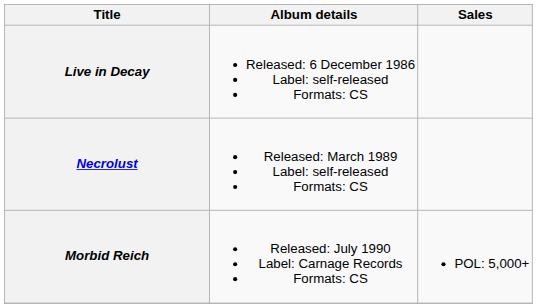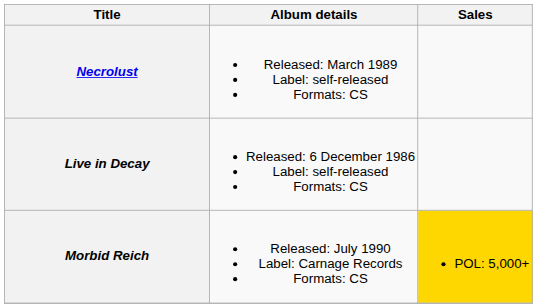rows swapped: (107, 71) <-> (107, 164)
(475, 264) no background -> (475, 264) gold background
